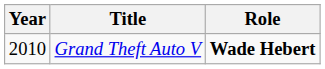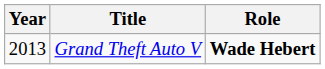(27, 48) 2010 -> (27, 48) 2013
